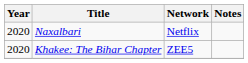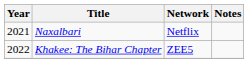(18, 31) 2020 -> (18, 31) 2021
(18, 49) 2020 -> (18, 49) 2022
